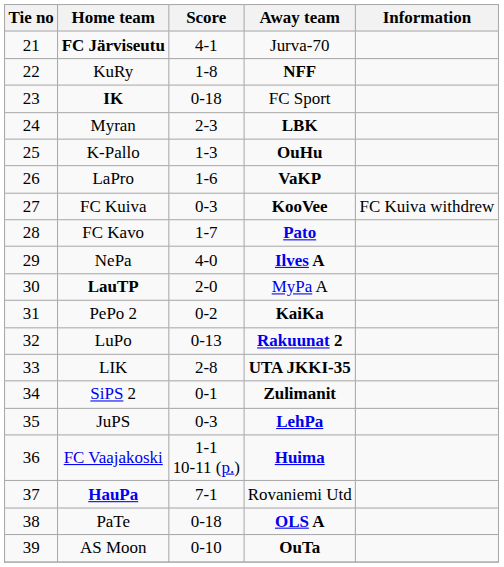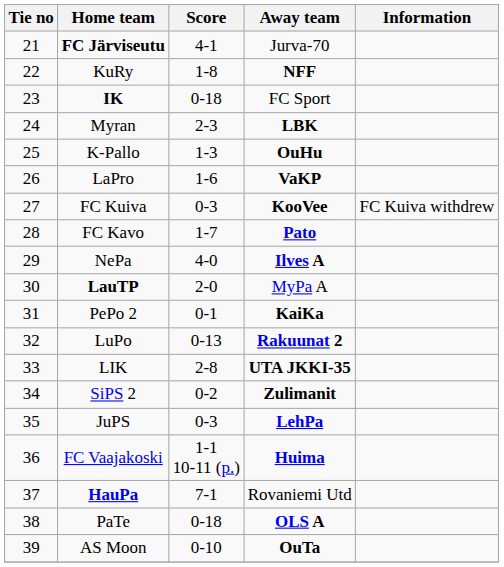(206, 313) 0-2 -> (206, 313) 0-1
(206, 394) 0-1 -> (206, 394) 0-2
